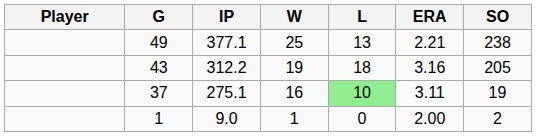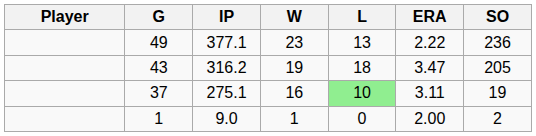(294, 42) 25 -> (294, 42) 23
(430, 42) 2.21 -> (430, 42) 2.22
(498, 42) 238 -> (498, 42) 236
(227, 67) 312.2 -> (227, 67) 316.2
(430, 67) 3.16 -> (430, 67) 3.47
